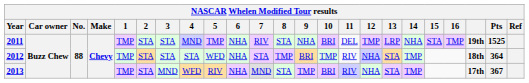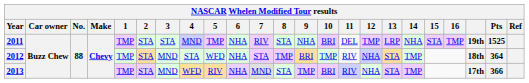(168, 56) STA -> (168, 56) MND
(497, 70) 367 -> (497, 70) 366
